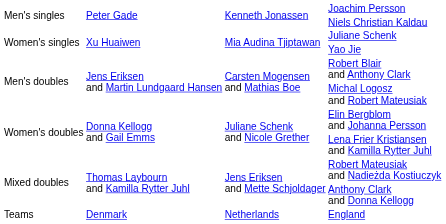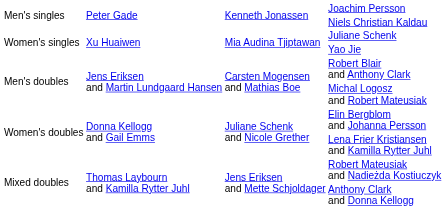- row: (347, 215)
